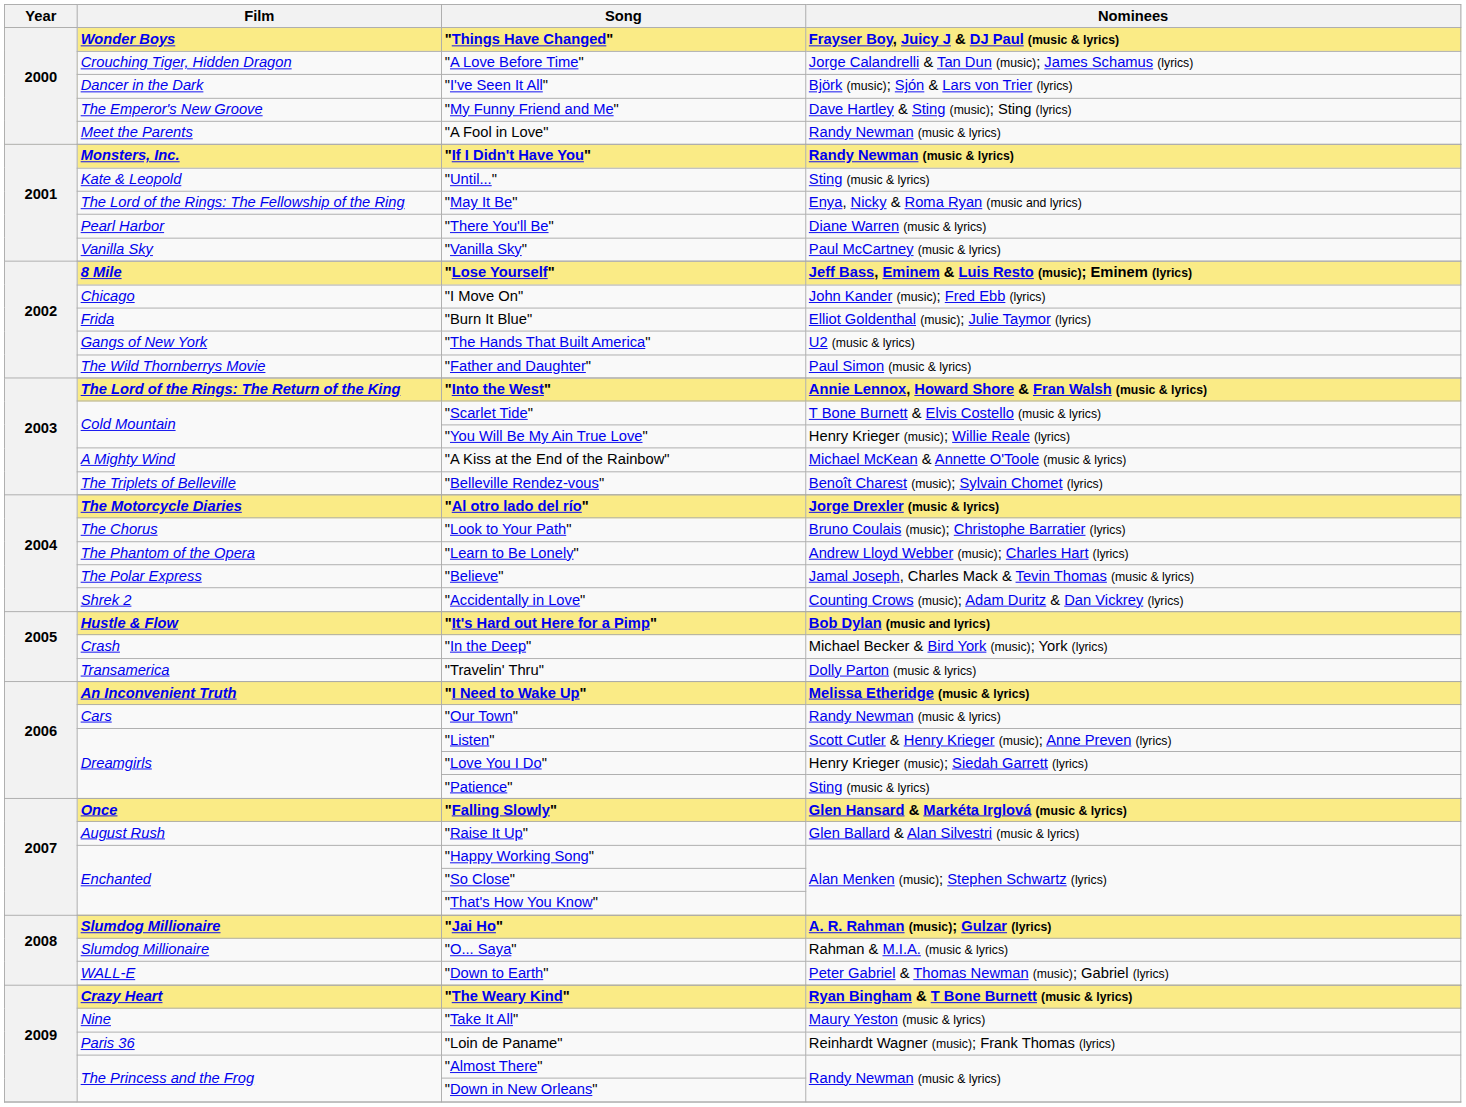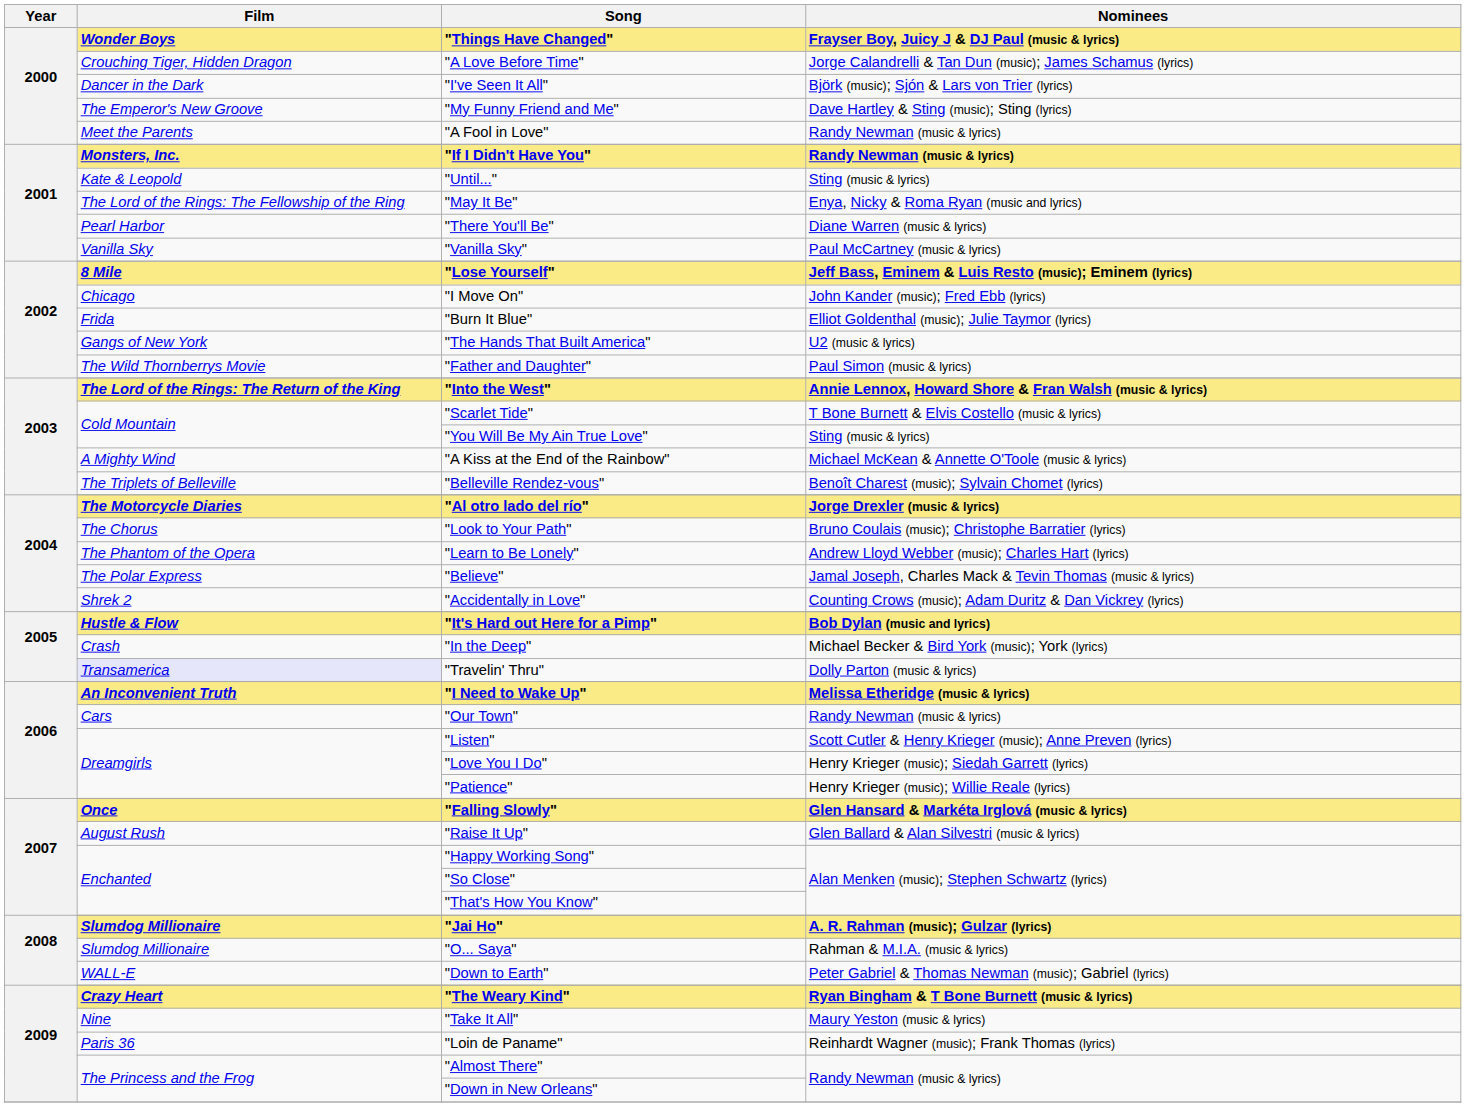(939, 436) Henry Krieger (music); Willie Reale (lyrics) -> (869, 436) Sting (music & lyrics)
(125, 669) no background -> (125, 669) lavender background
(869, 786) Sting (music & lyrics) -> (939, 786) Henry Krieger (music); Willie Reale (lyrics)
